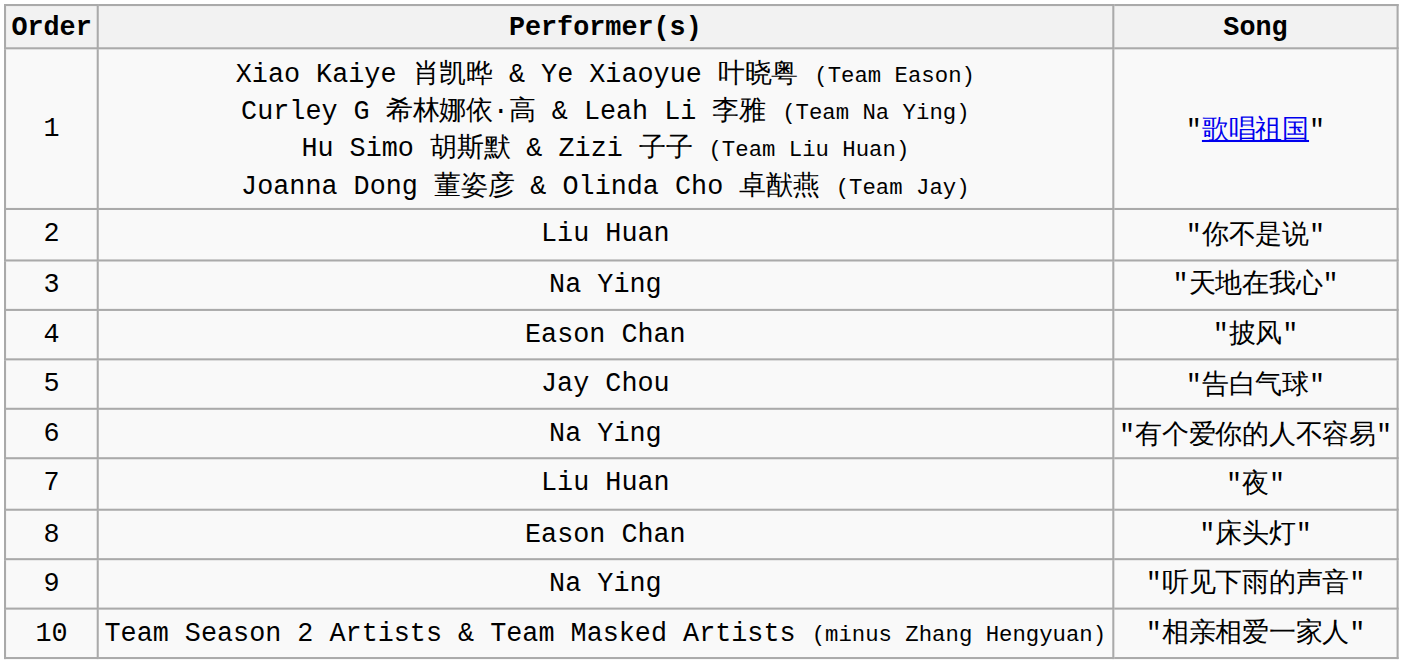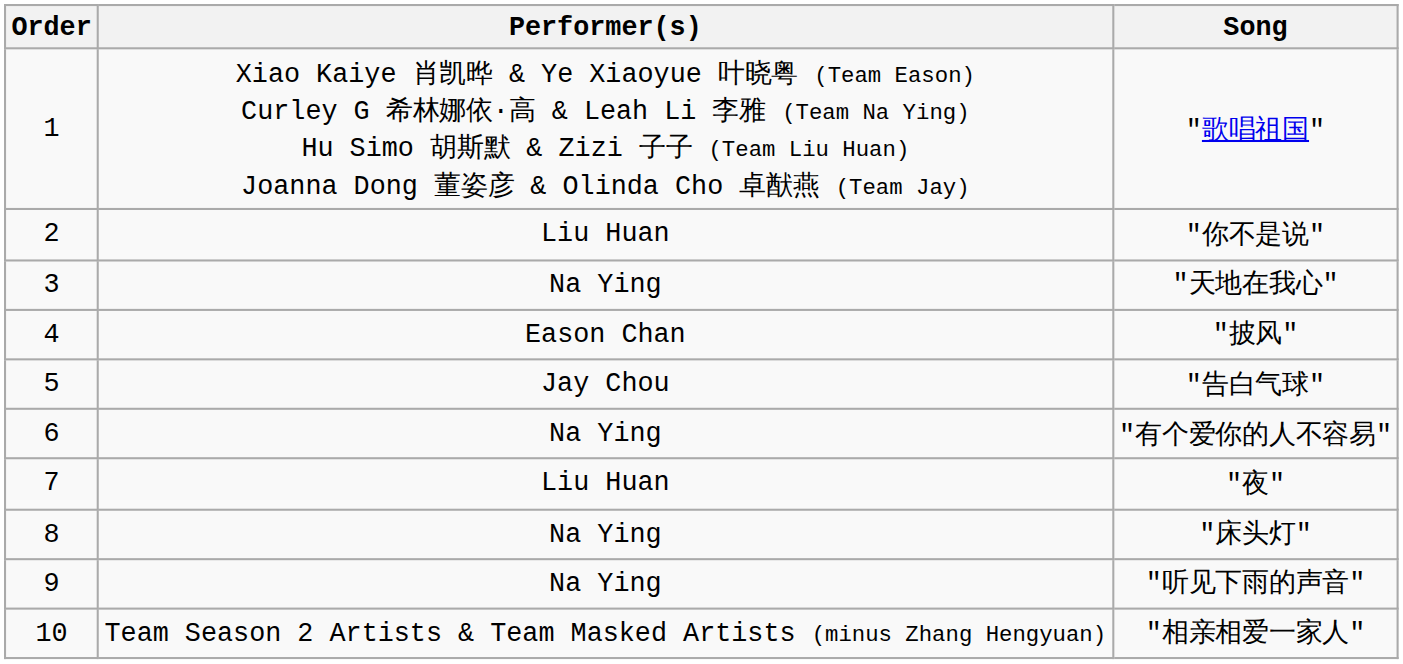(605, 534) Eason Chan -> (605, 534) Na Ying
